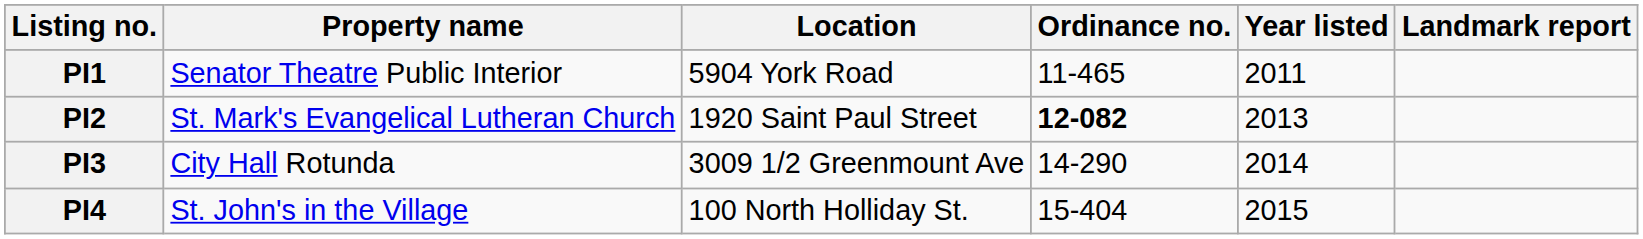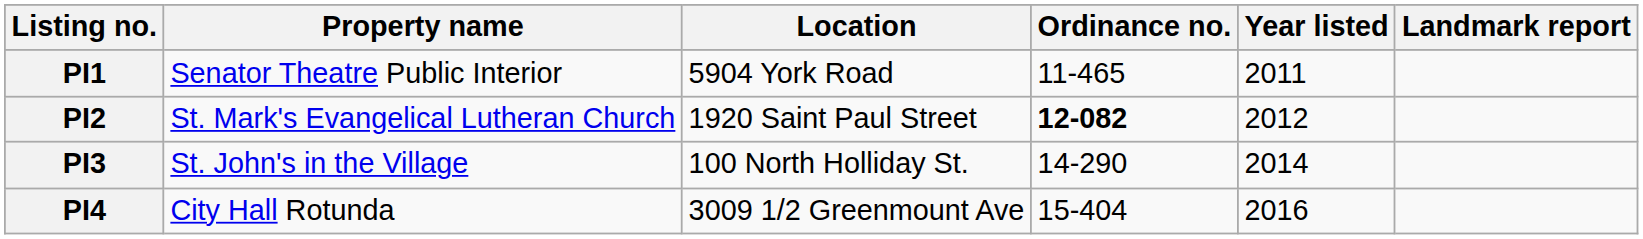(1277, 118) 2013 -> (1277, 118) 2012
(282, 164) City Hall Rotunda -> (319, 164) St. John's in the Village
(856, 164) 3009 1/2 Greenmount Ave -> (829, 164) 100 North Holliday St.
(319, 210) St. John's in the Village -> (282, 210) City Hall Rotunda
(829, 210) 100 North Holliday St. -> (856, 210) 3009 1/2 Greenmount Ave
(1277, 210) 2015 -> (1277, 210) 2016
